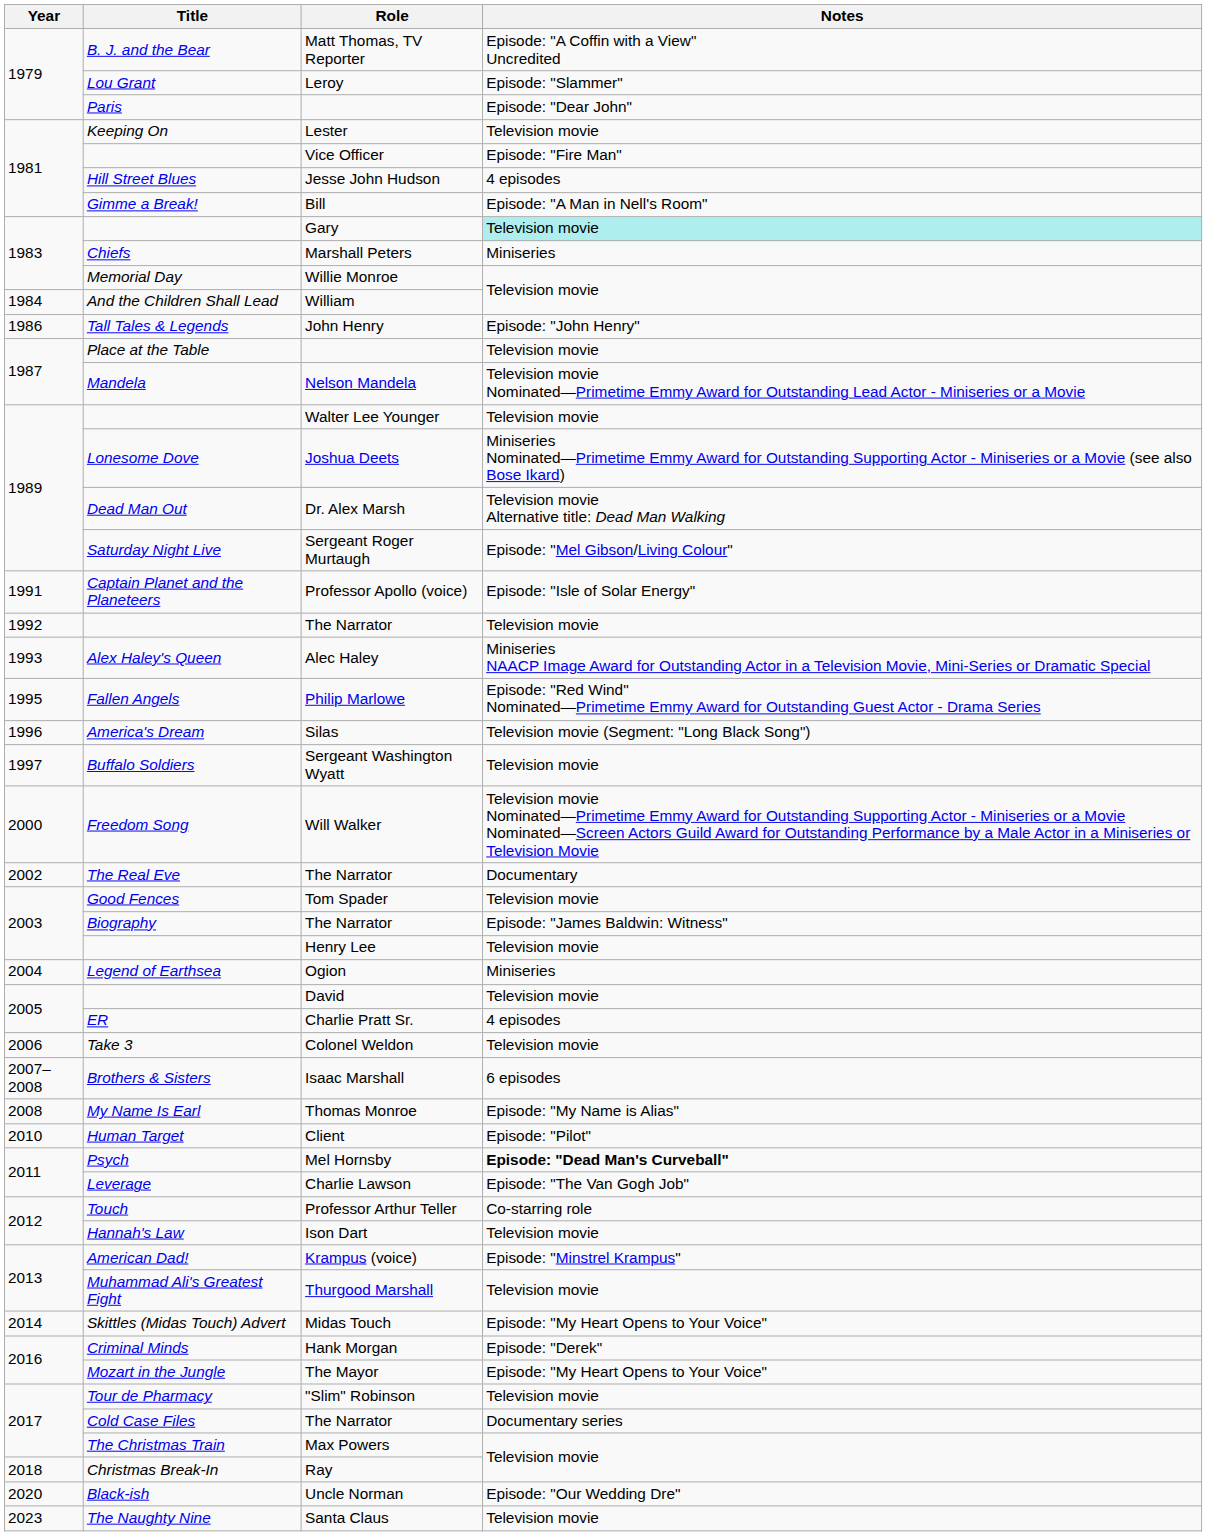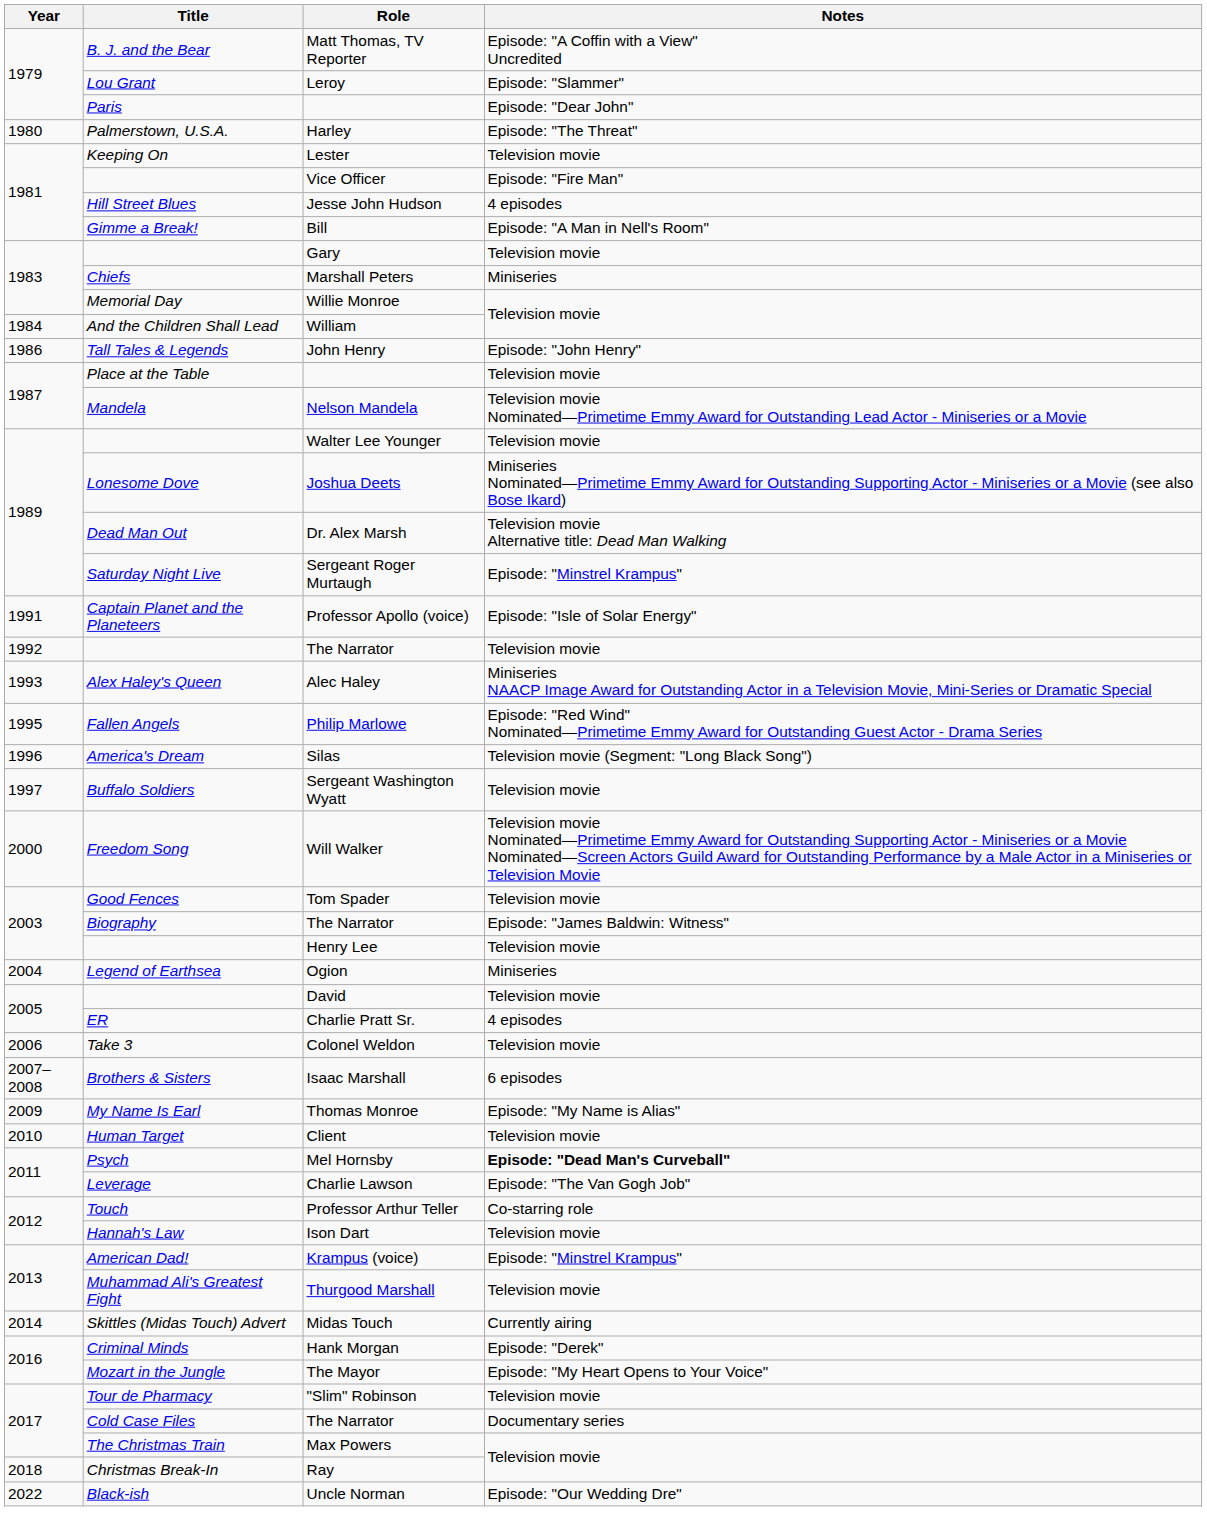+ row: (158, 131)
(543, 228) paleturquoise background -> (544, 253) no background
(609, 550) Episode: "Mel Gibson/Living Colour" -> (585, 574) Episode: "Minstrel Krampus"
- row: (133, 874)
(25, 1111) 2008 -> (25, 1111) 2009
(539, 1135) Episode: "Pilot" -> (544, 1135) Television movie
(627, 1323) Episode: "My Heart Opens to Your Voice" -> (540, 1323) Currently airing
(25, 1493) 2020 -> (25, 1493) 2022
- row: (149, 1518)
